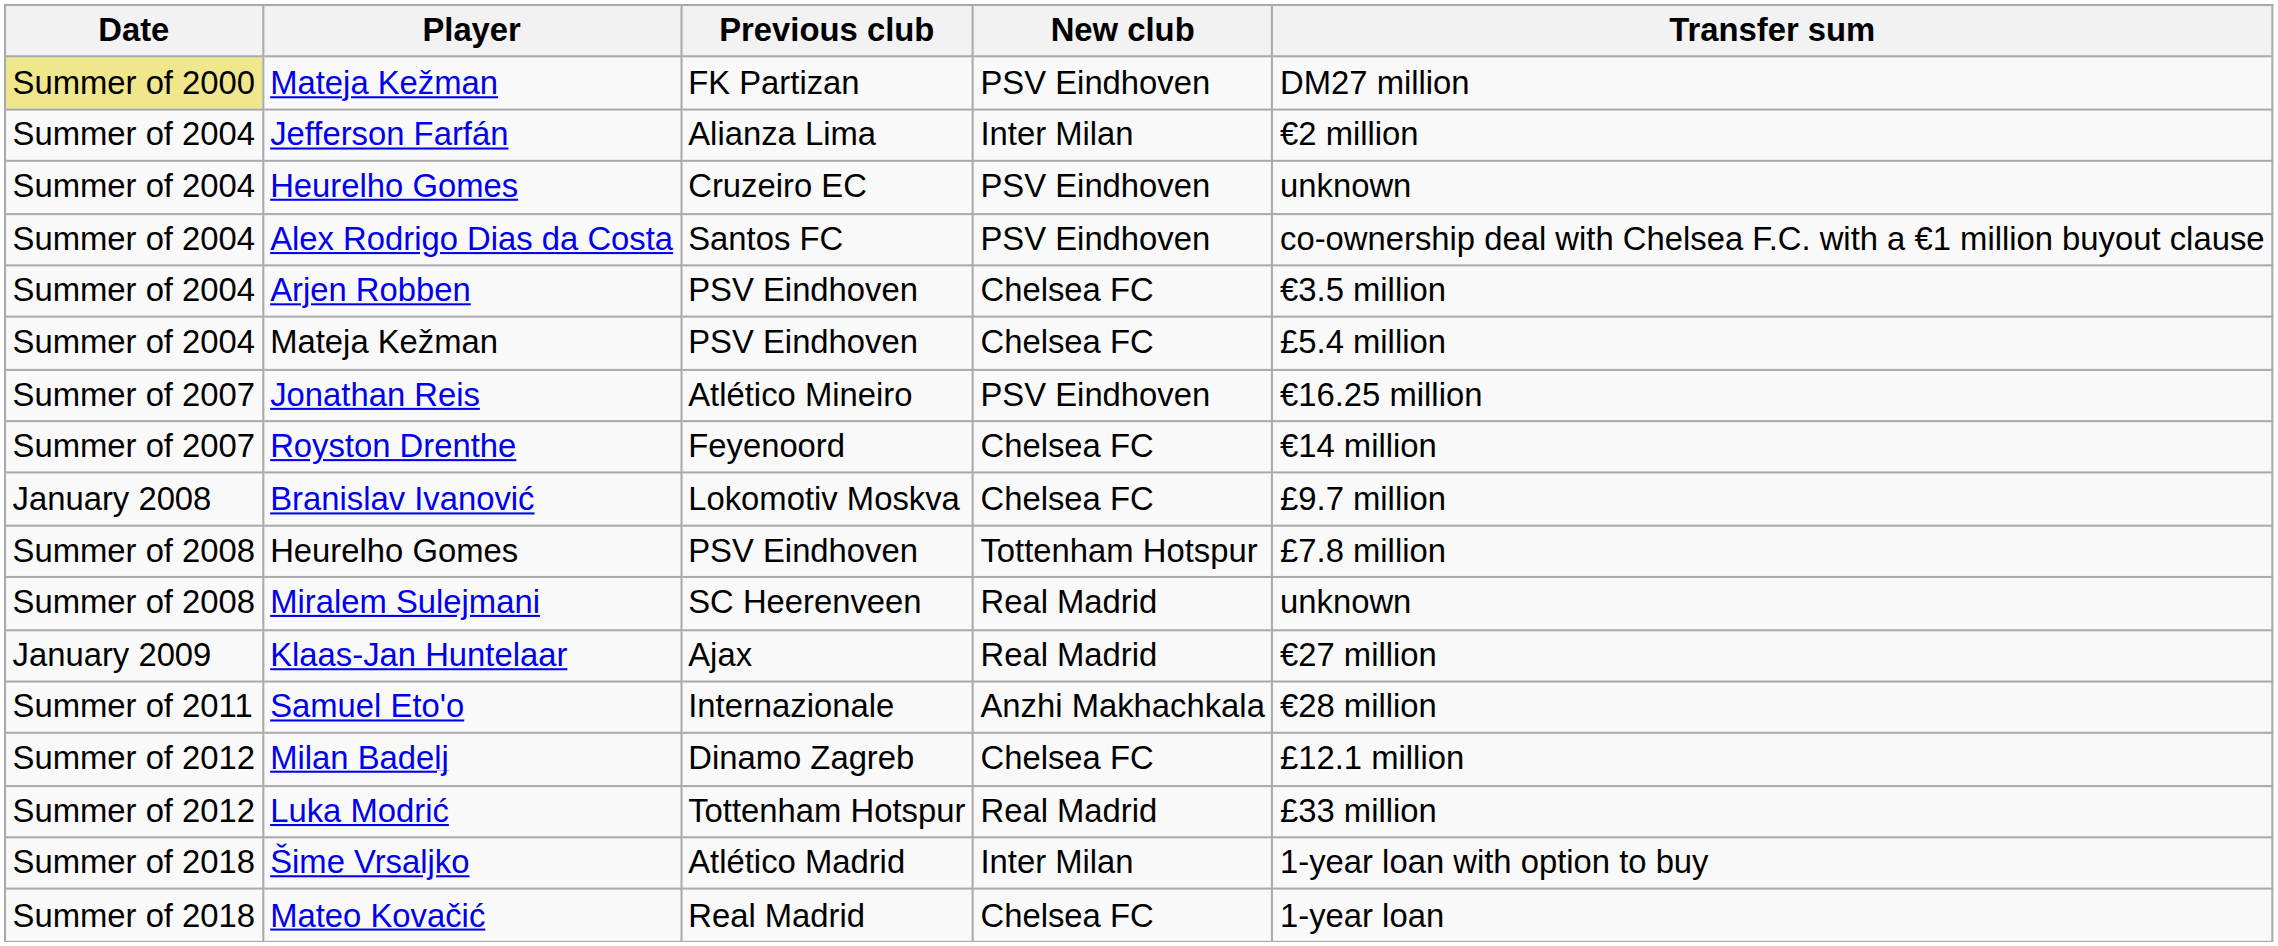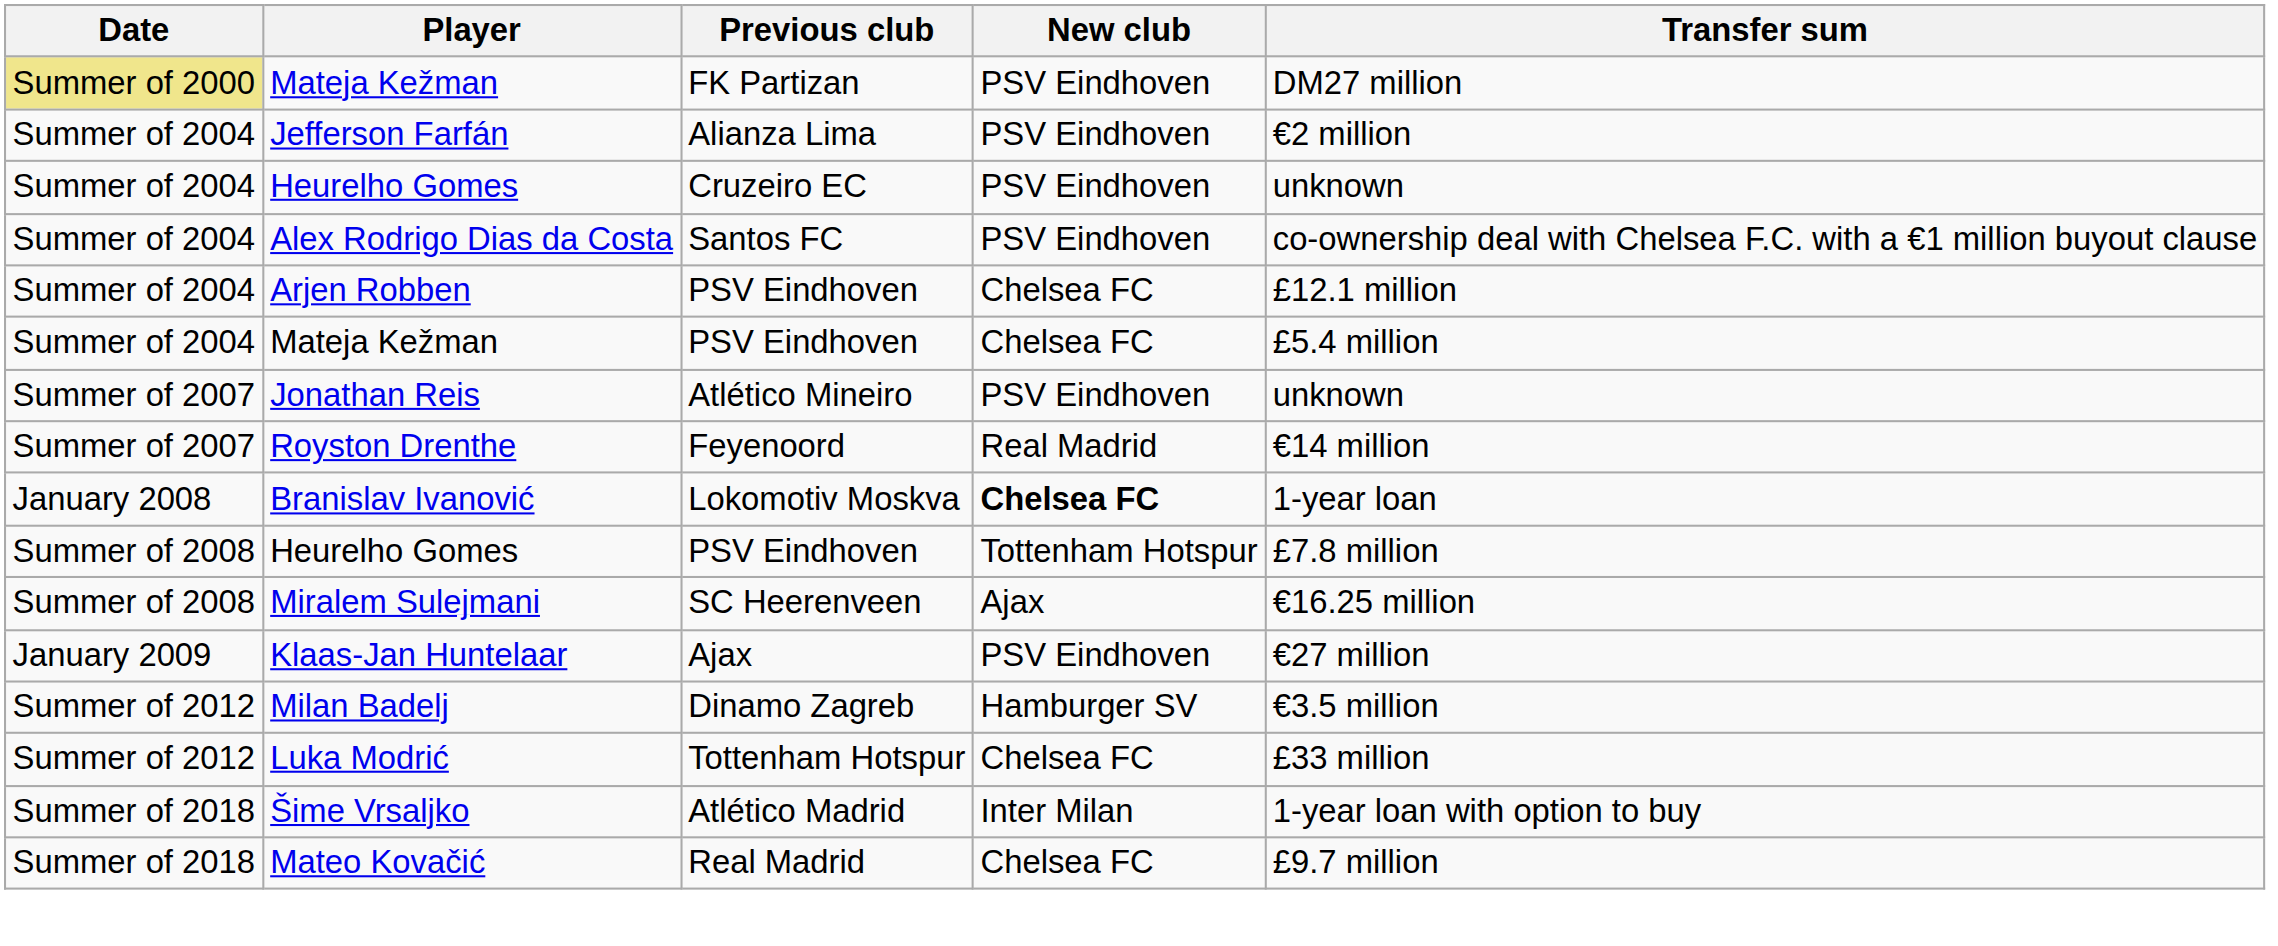(1057, 134) Inter Milan -> (1095, 134) PSV Eindhoven
(1363, 290) €3.5 million -> (1365, 290) £12.1 million
(1381, 394) €16.25 million -> (1338, 394) unknown
(1067, 446) Chelsea FC -> (1069, 446) Real Madrid
(1067, 498) normal -> (1070, 498) bold
(1363, 498) £9.7 million -> (1355, 498) 1-year loan
(1069, 602) Real Madrid -> (1012, 602) Ajax
(1346, 602) unknown -> (1374, 602) €16.25 million
(1069, 654) Real Madrid -> (1095, 654) PSV Eindhoven
- row: (367, 706)
(1067, 758) Chelsea FC -> (1089, 706) Hamburger SV
(1372, 758) £12.1 million -> (1356, 706) €3.5 million
(1069, 810) Real Madrid -> (1067, 758) Chelsea FC
(1362, 914) 1-year loan -> (1356, 862) £9.7 million
